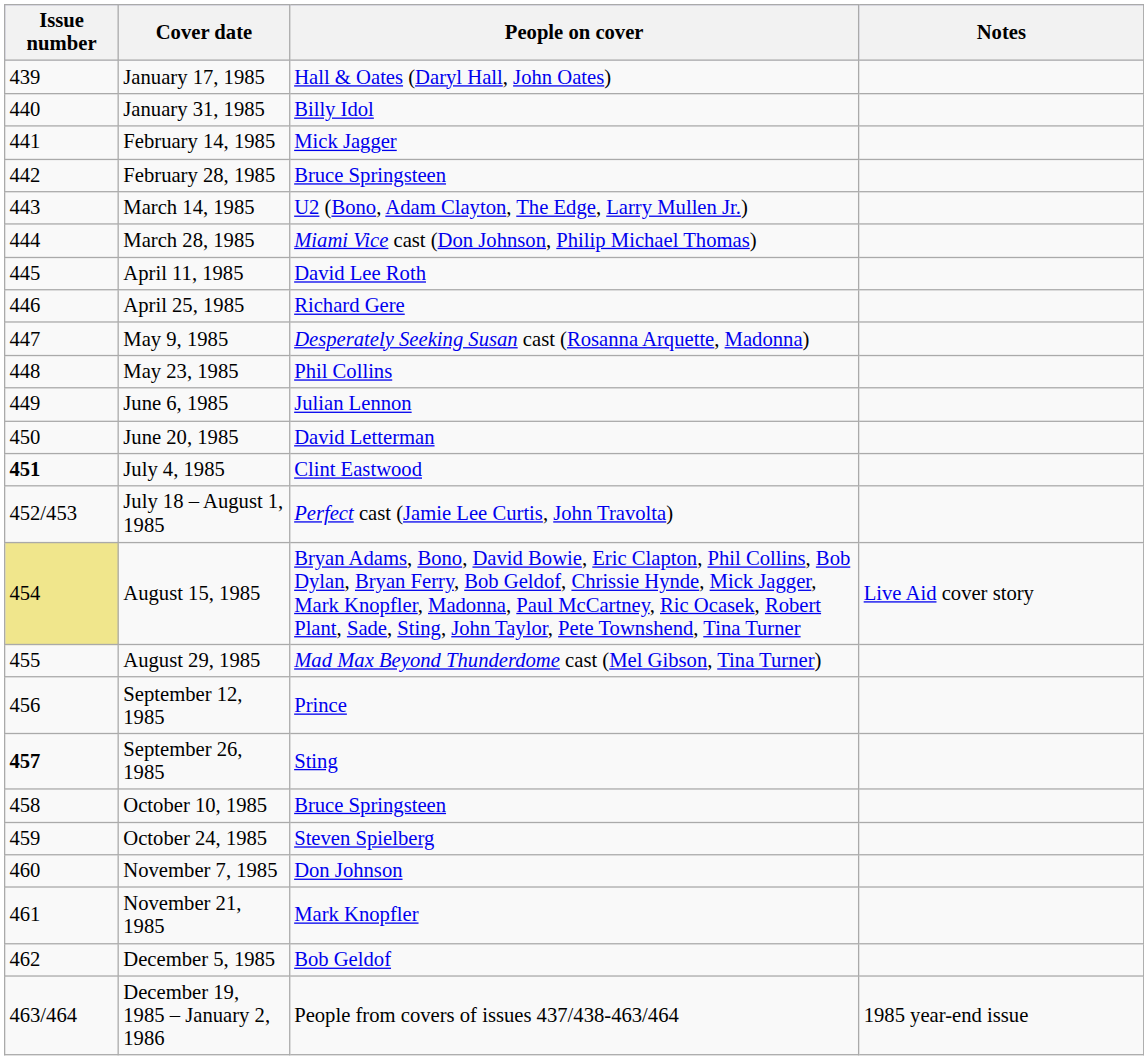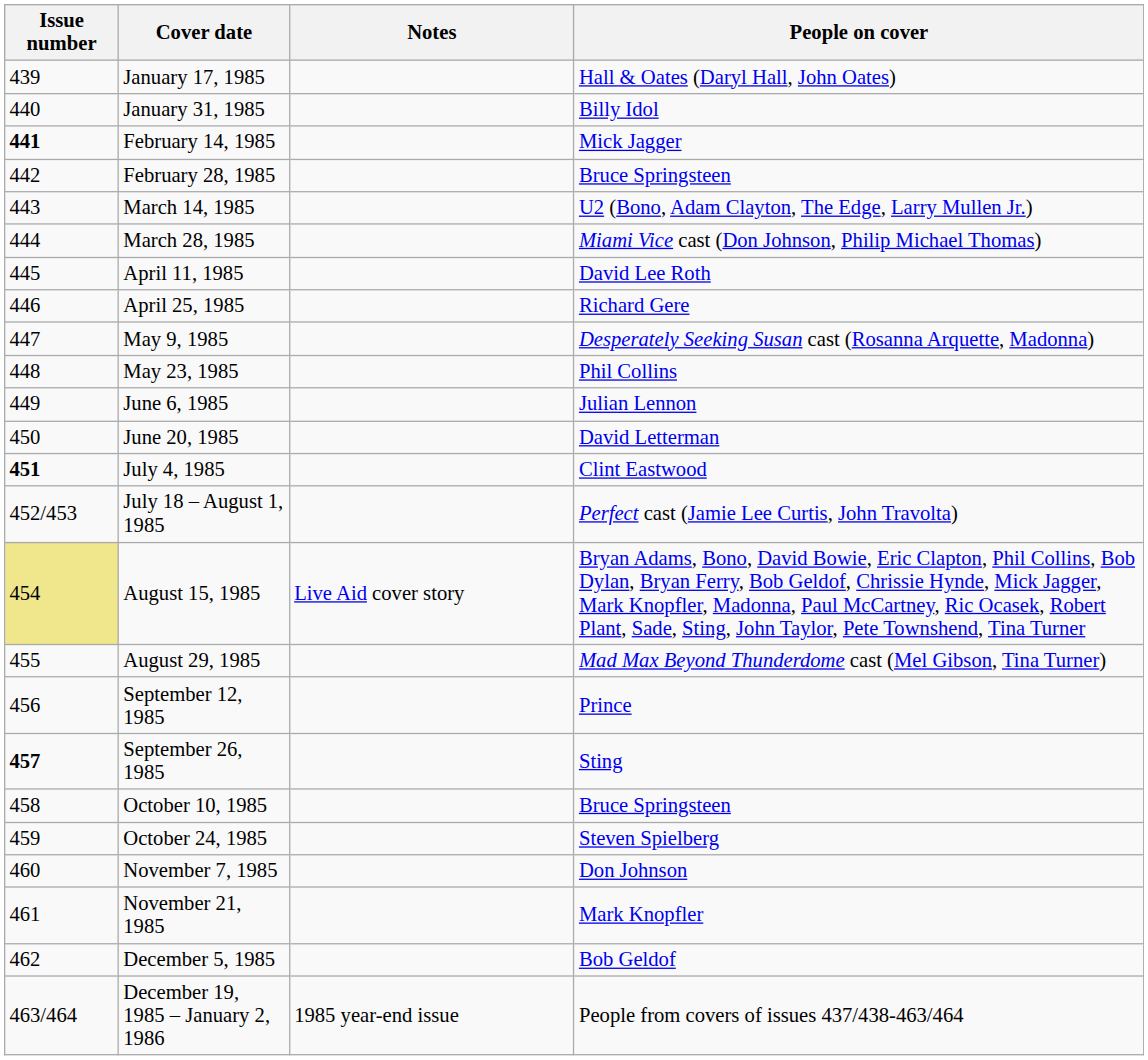columns swapped: (574, 32) <-> (1001, 32)
(25, 142) normal -> (25, 142) bold
